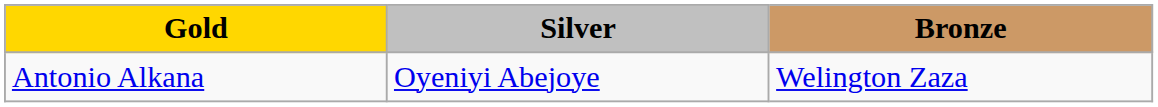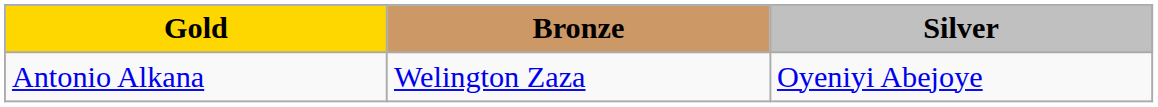columns swapped: (578, 28) <-> (961, 28)
